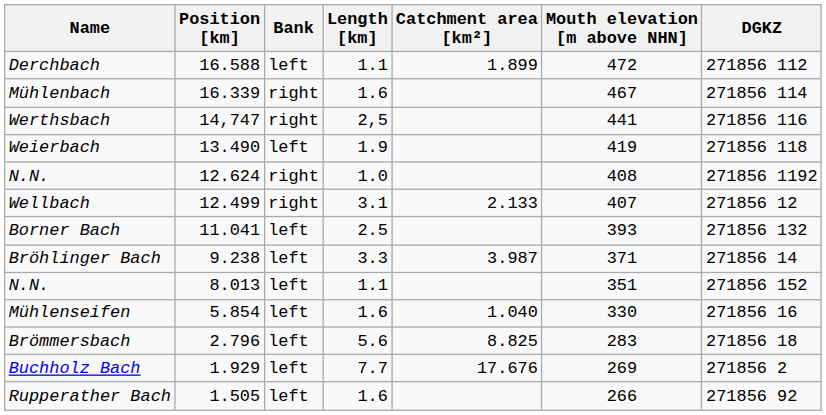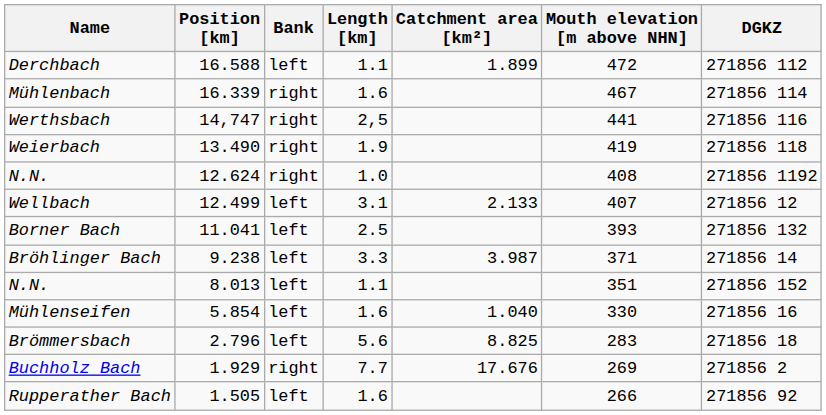(288, 148) left -> (294, 148) right
(294, 203) right -> (288, 203) left
(288, 368) left -> (294, 368) right
